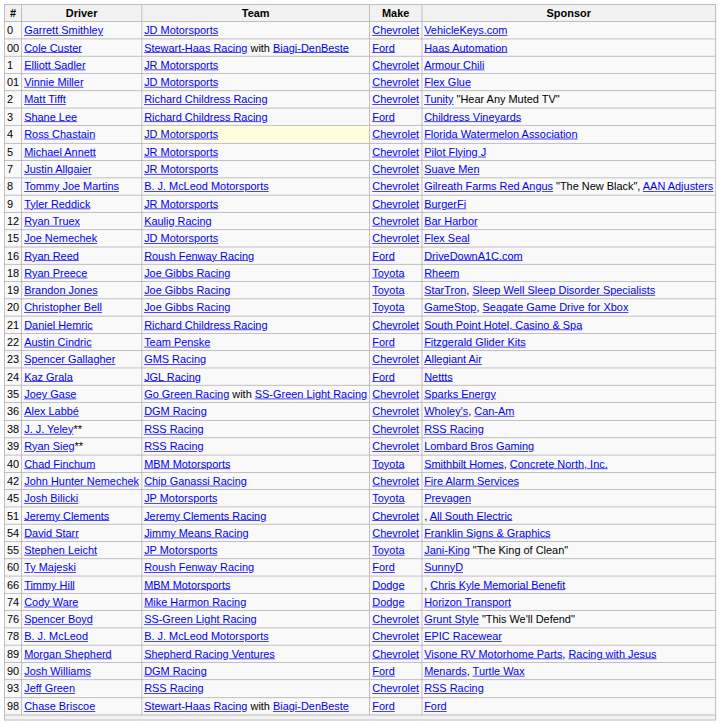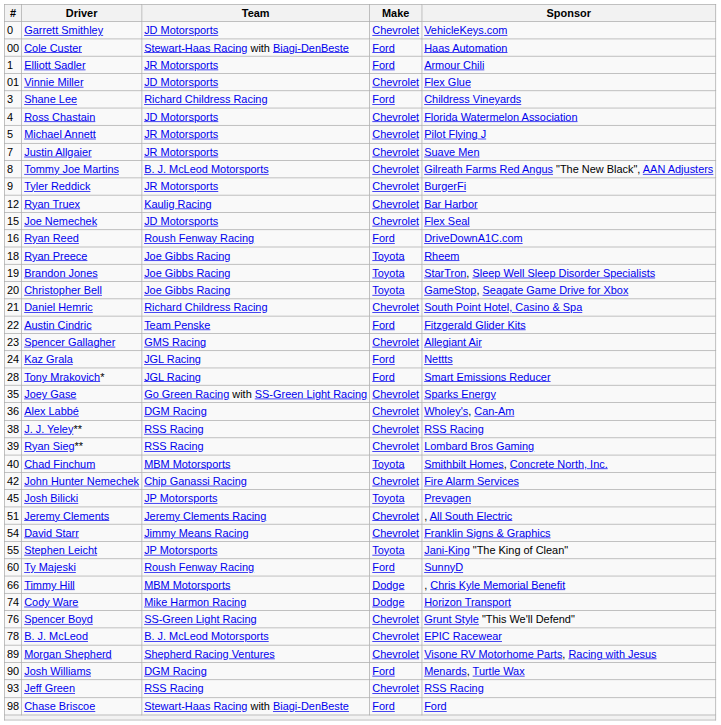(396, 65) Chevrolet -> (384, 65) Ford
- row: (45, 100)
(181, 134) lightyellow background -> (181, 117) no background
+ row: (64, 377)
